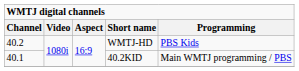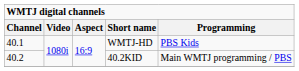(15, 43) 40.2 -> (15, 43) 40.1
(15, 58) 40.1 -> (15, 58) 40.2
